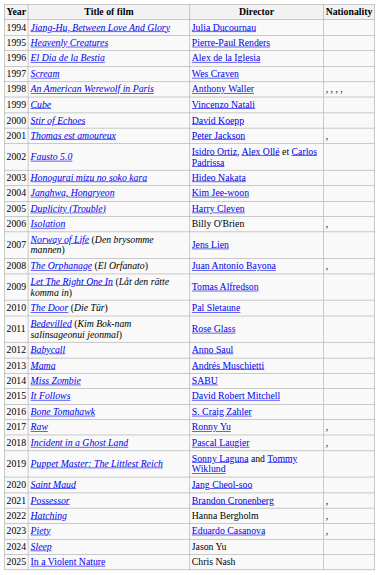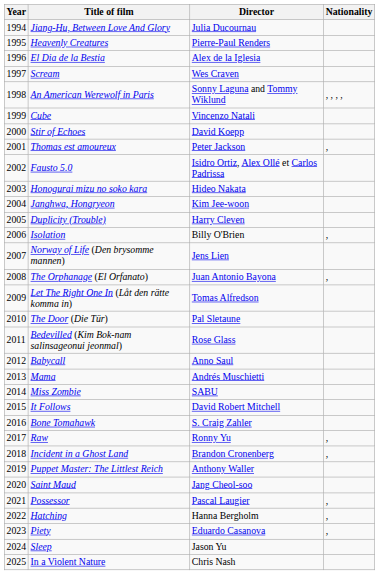(223, 89) Anthony Waller -> (245, 95) Sonny Laguna and Tommy Wiklund
(221, 443) Pascal Laugier -> (233, 454) Brandon Cronenberg
(245, 464) Sonny Laguna and Tommy Wiklund -> (223, 469) Anthony Waller
(233, 500) Brandon Cronenberg -> (221, 500) Pascal Laugier
